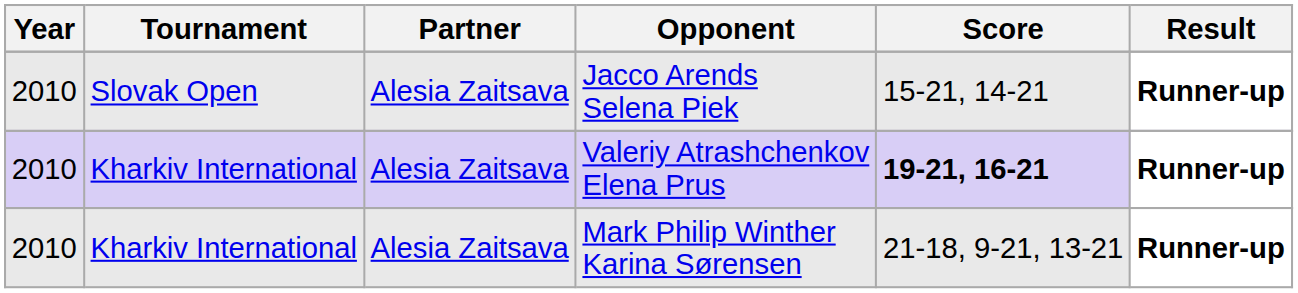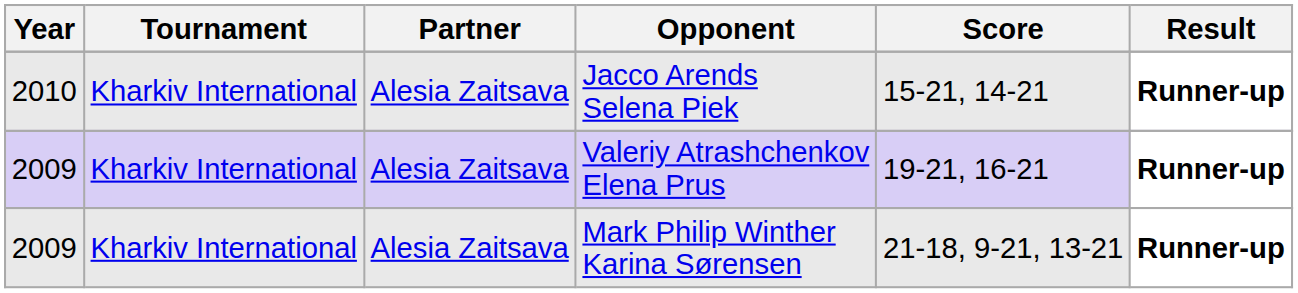(174, 91) Slovak Open -> (224, 91) Kharkiv International
(44, 170) 2010 -> (44, 170) 2009
(966, 170) bold -> (966, 170) normal
(44, 248) 2010 -> (44, 248) 2009
